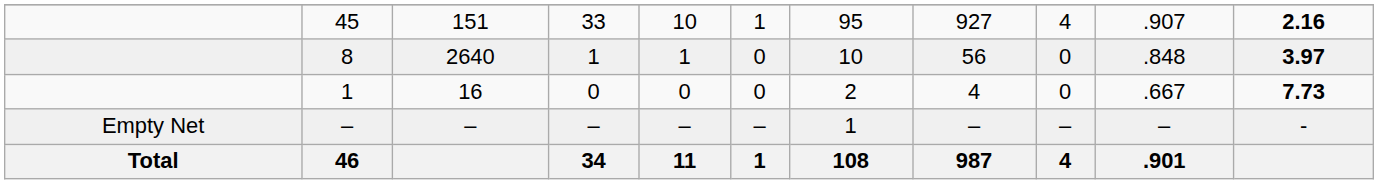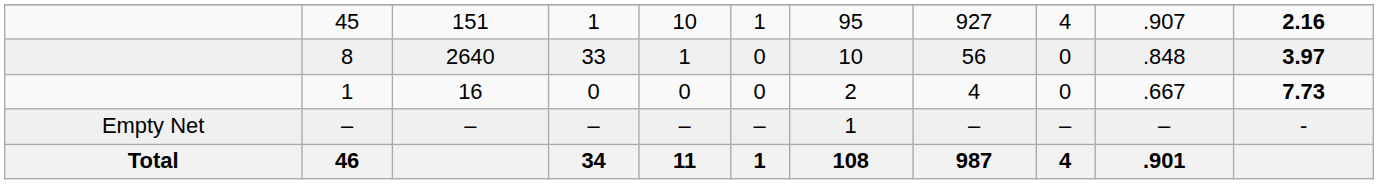(594, 21) 33 -> (594, 21) 1
(594, 56) 1 -> (594, 56) 33
